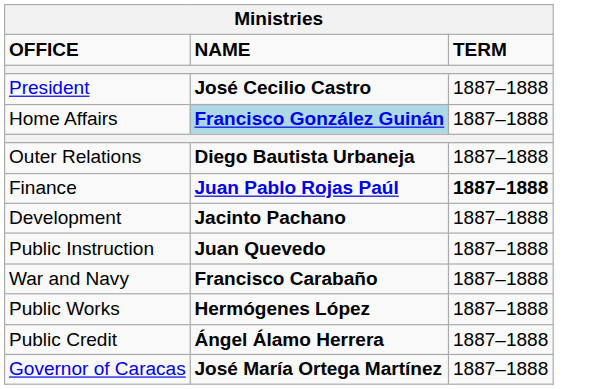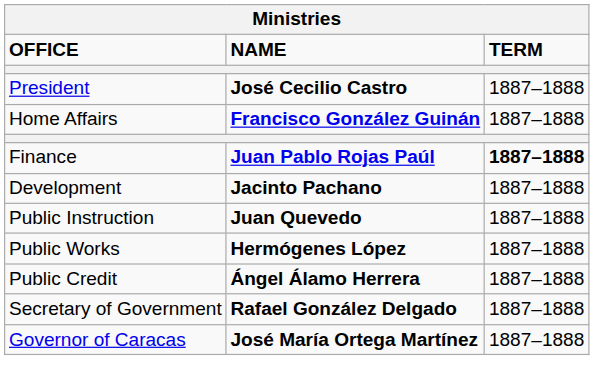(319, 118) lightblue background -> (355, 118) no background
- row: (75, 157)
- row: (69, 278)
+ row: (115, 308)
